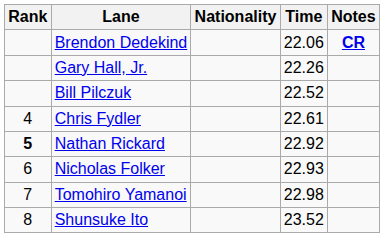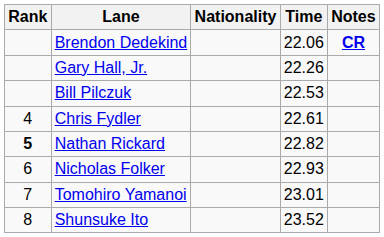(304, 93) 22.52 -> (304, 93) 22.53
(304, 144) 22.92 -> (304, 144) 22.82
(304, 194) 22.98 -> (304, 194) 23.01
